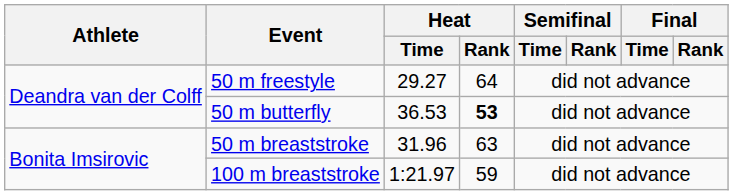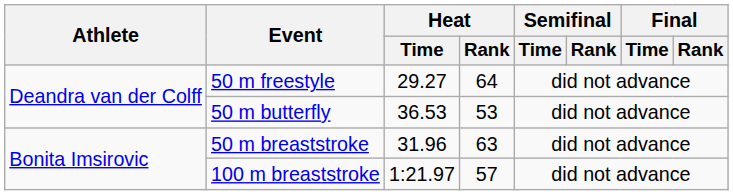(487, 112) bold -> (487, 112) normal
(487, 175) 59 -> (487, 175) 57
